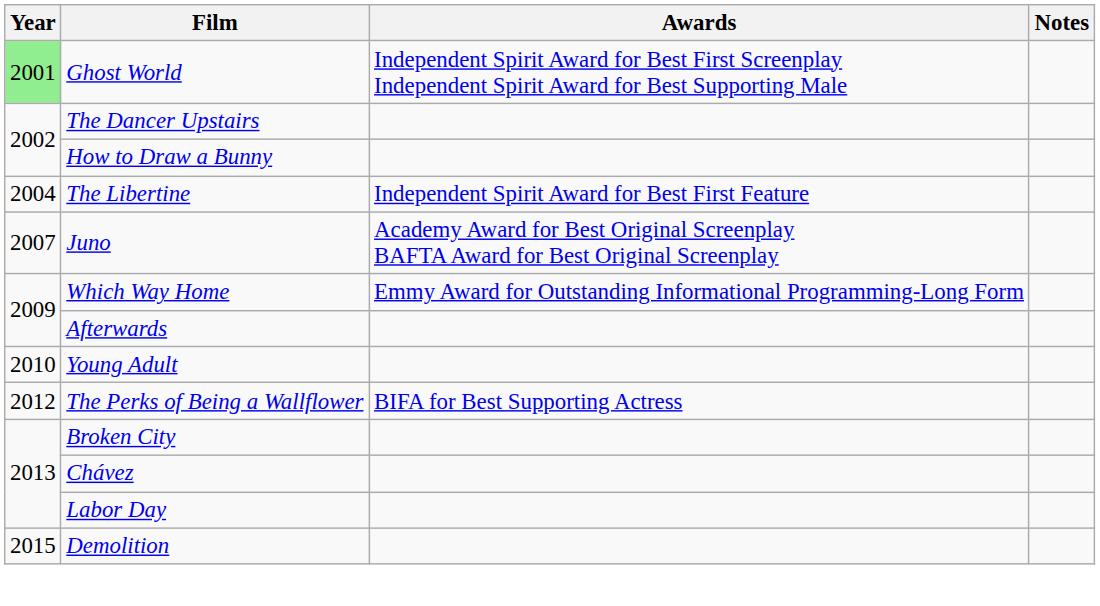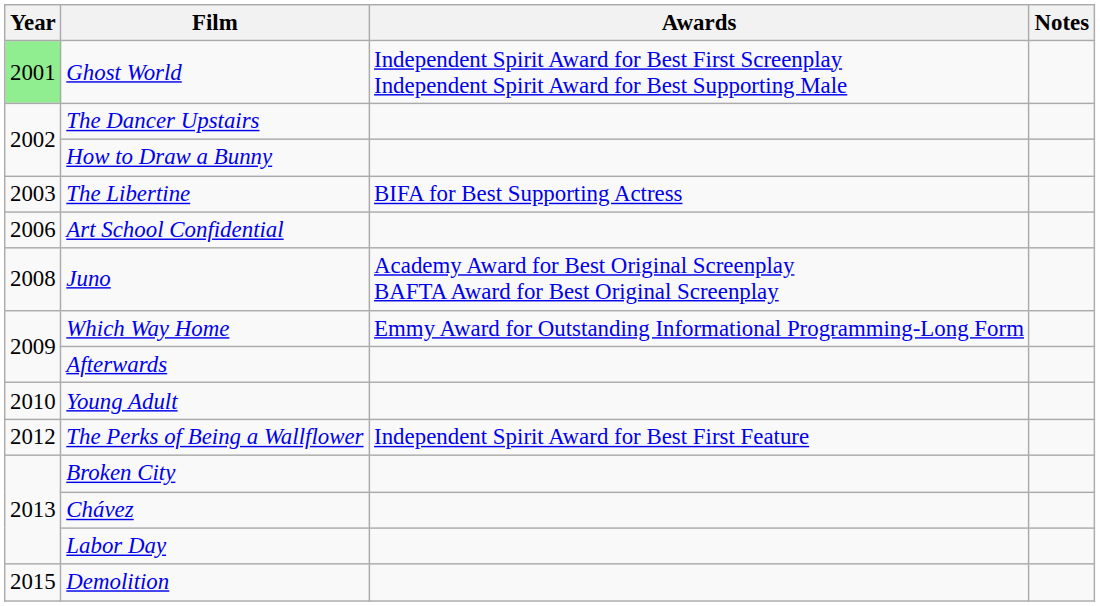(33, 193) 2004 -> (33, 193) 2003
(592, 193) Independent Spirit Award for Best First Feature -> (528, 193) BIFA for Best Supporting Actress
+ row: (175, 229)
(33, 242) 2007 -> (33, 278) 2008
(528, 400) BIFA for Best Supporting Actress -> (592, 436) Independent Spirit Award for Best First Feature
